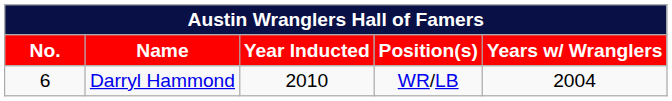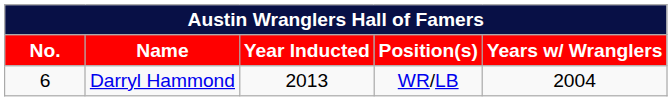(307, 80) 2010 -> (307, 80) 2013
